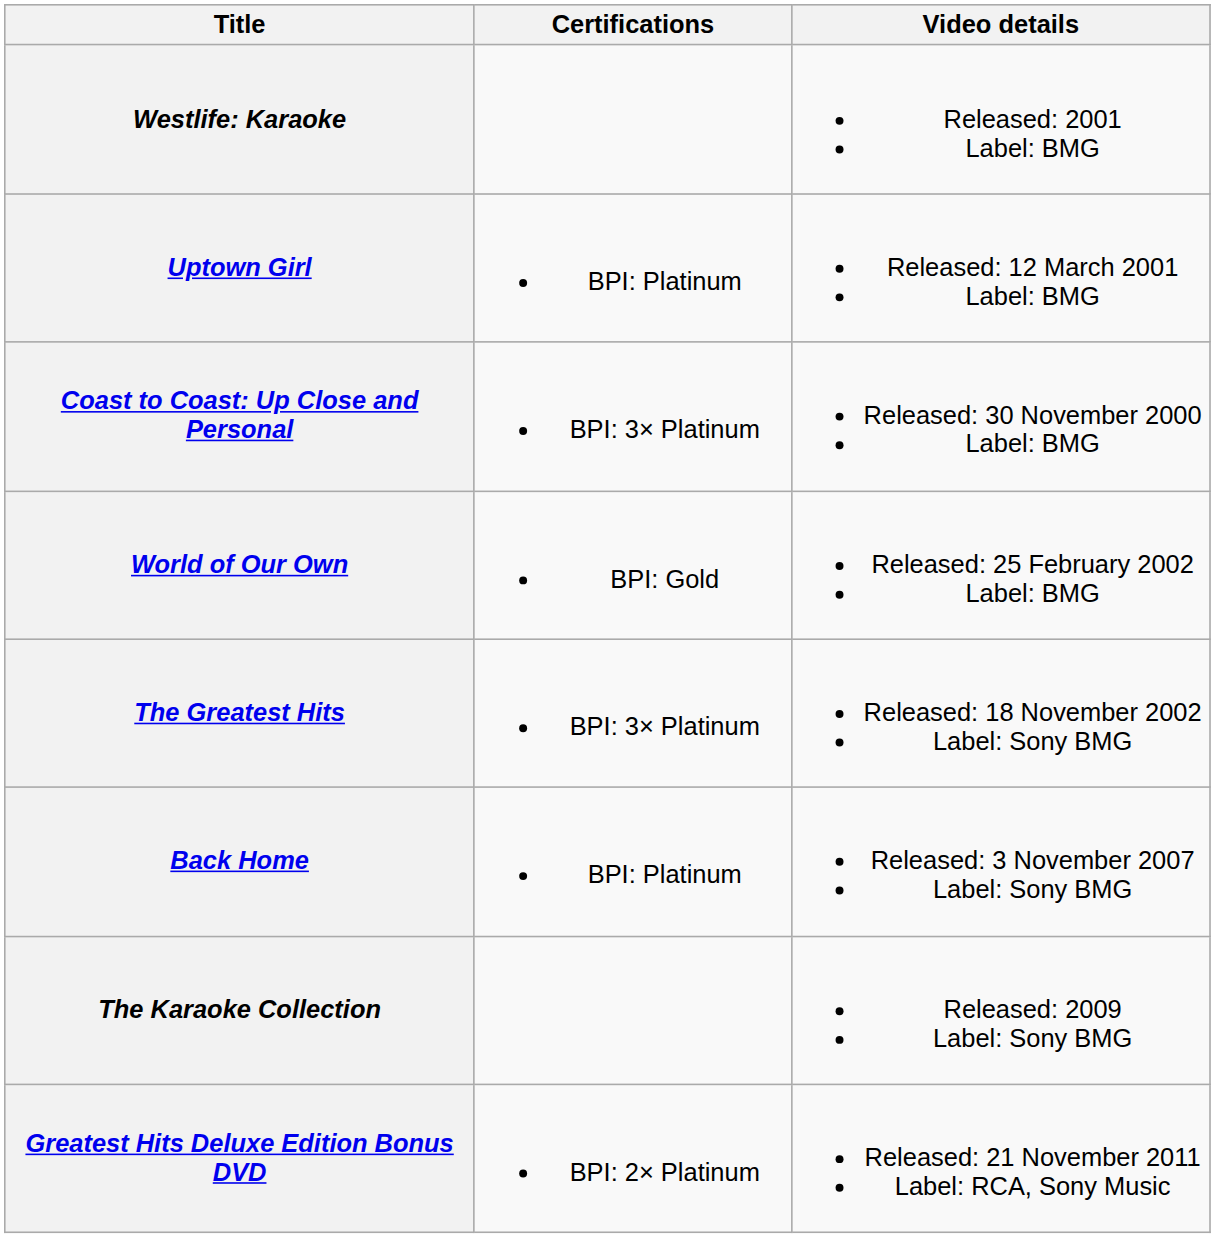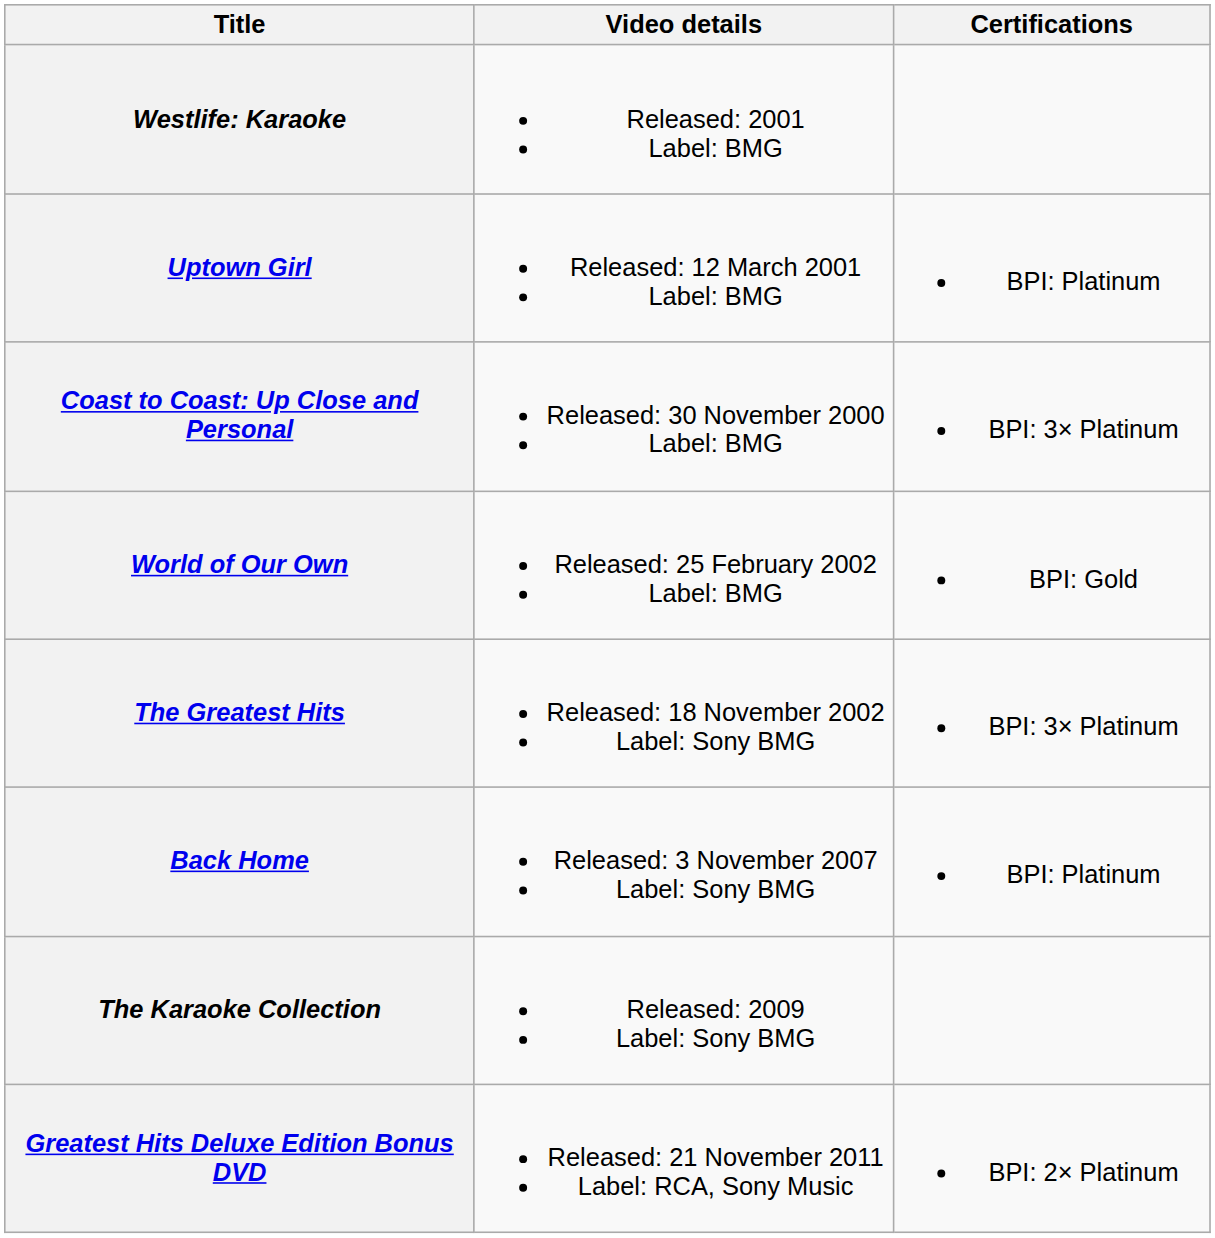columns swapped: (1001, 24) <-> (633, 24)
